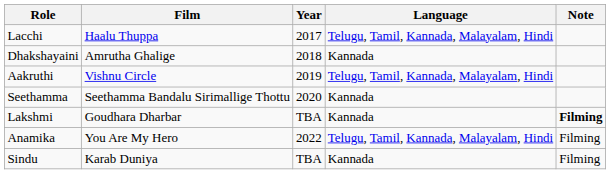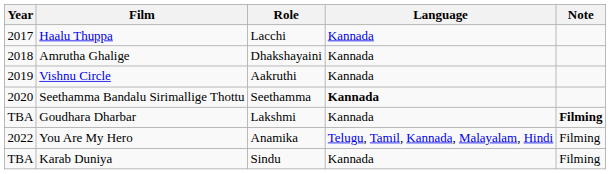columns swapped: (309, 14) <-> (43, 14)
(440, 35) Telugu, Tamil, Kannada, Malayalam, Hindi -> (351, 35) Kannada
(440, 76) Telugu, Tamil, Kannada, Malayalam, Hindi -> (351, 76) Kannada
(351, 96) normal -> (353, 96) bold
